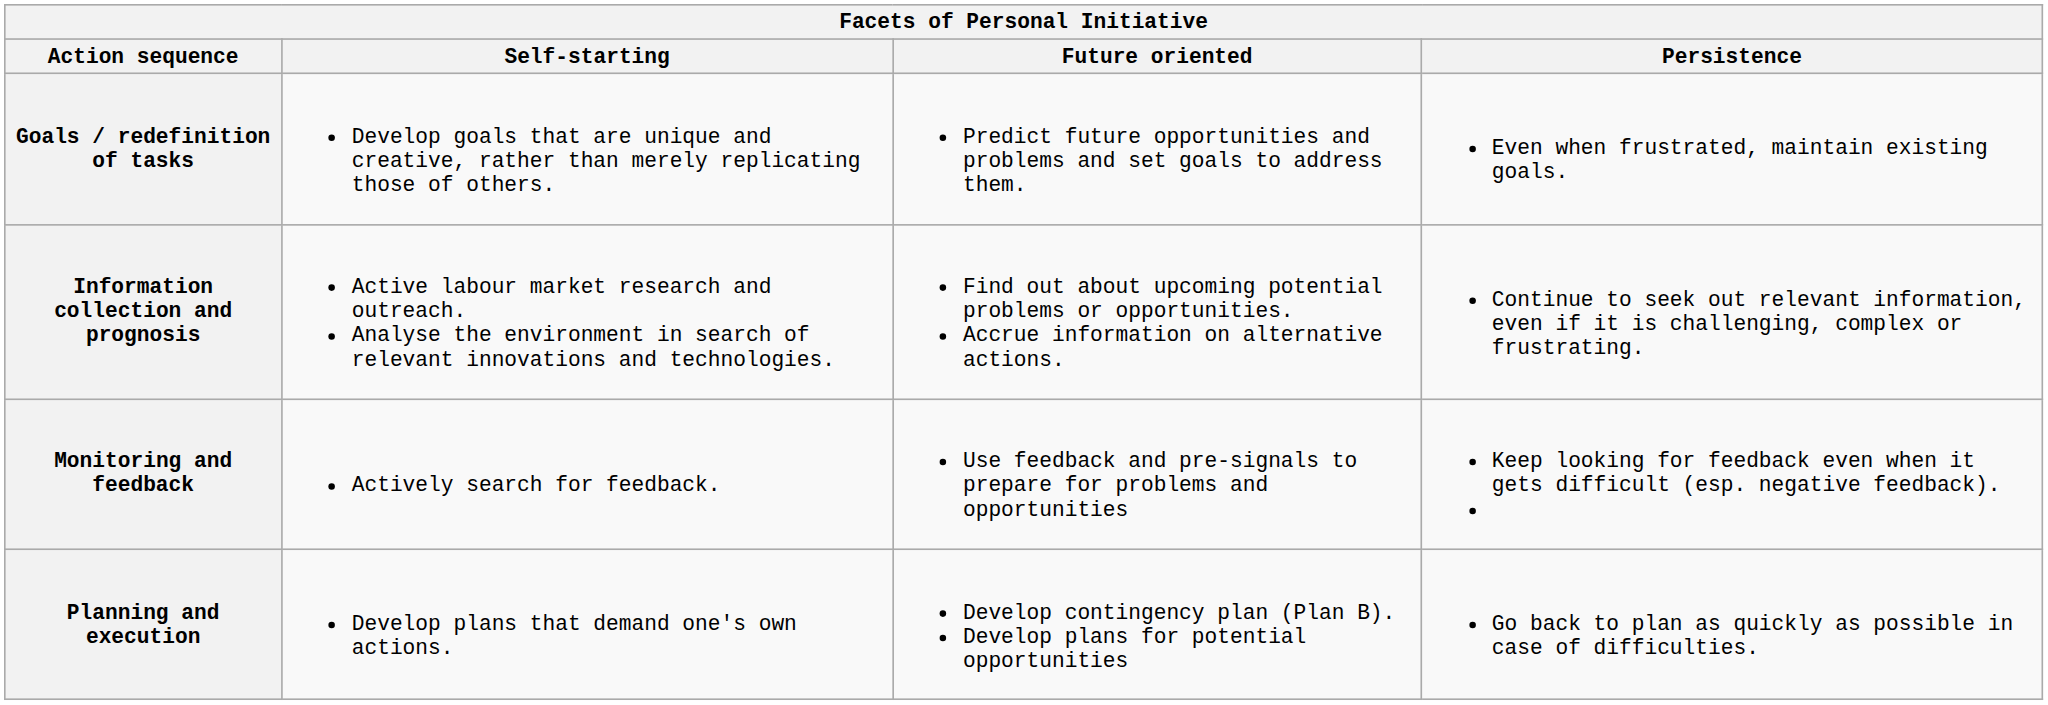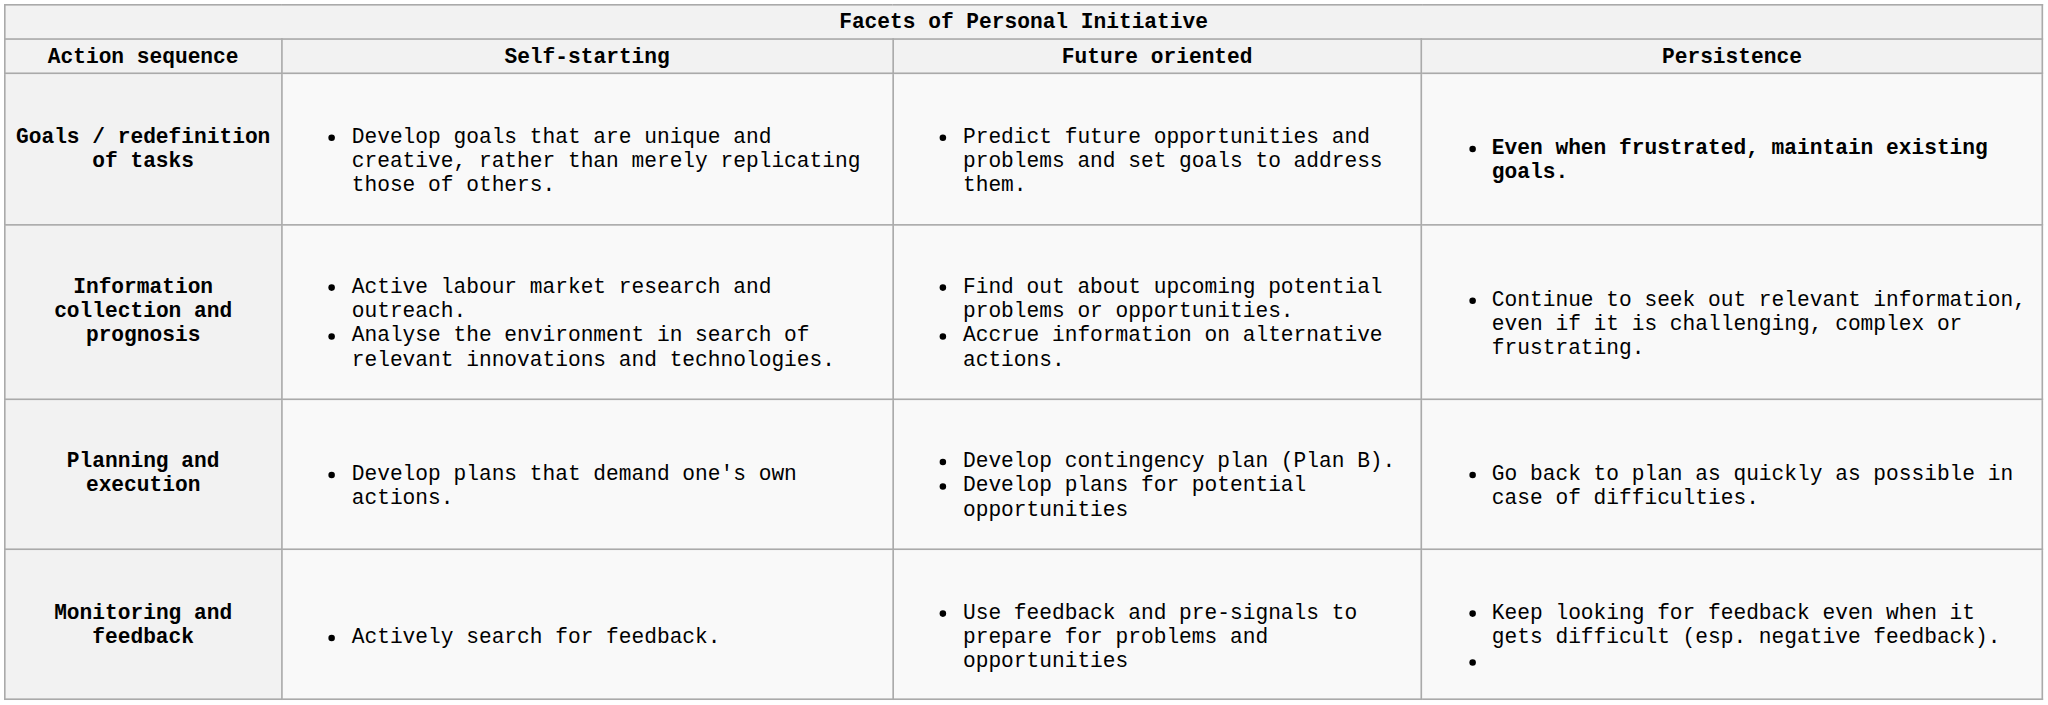(1732, 161) normal -> (1732, 161) bold
rows swapped: (143, 624) <-> (143, 474)
